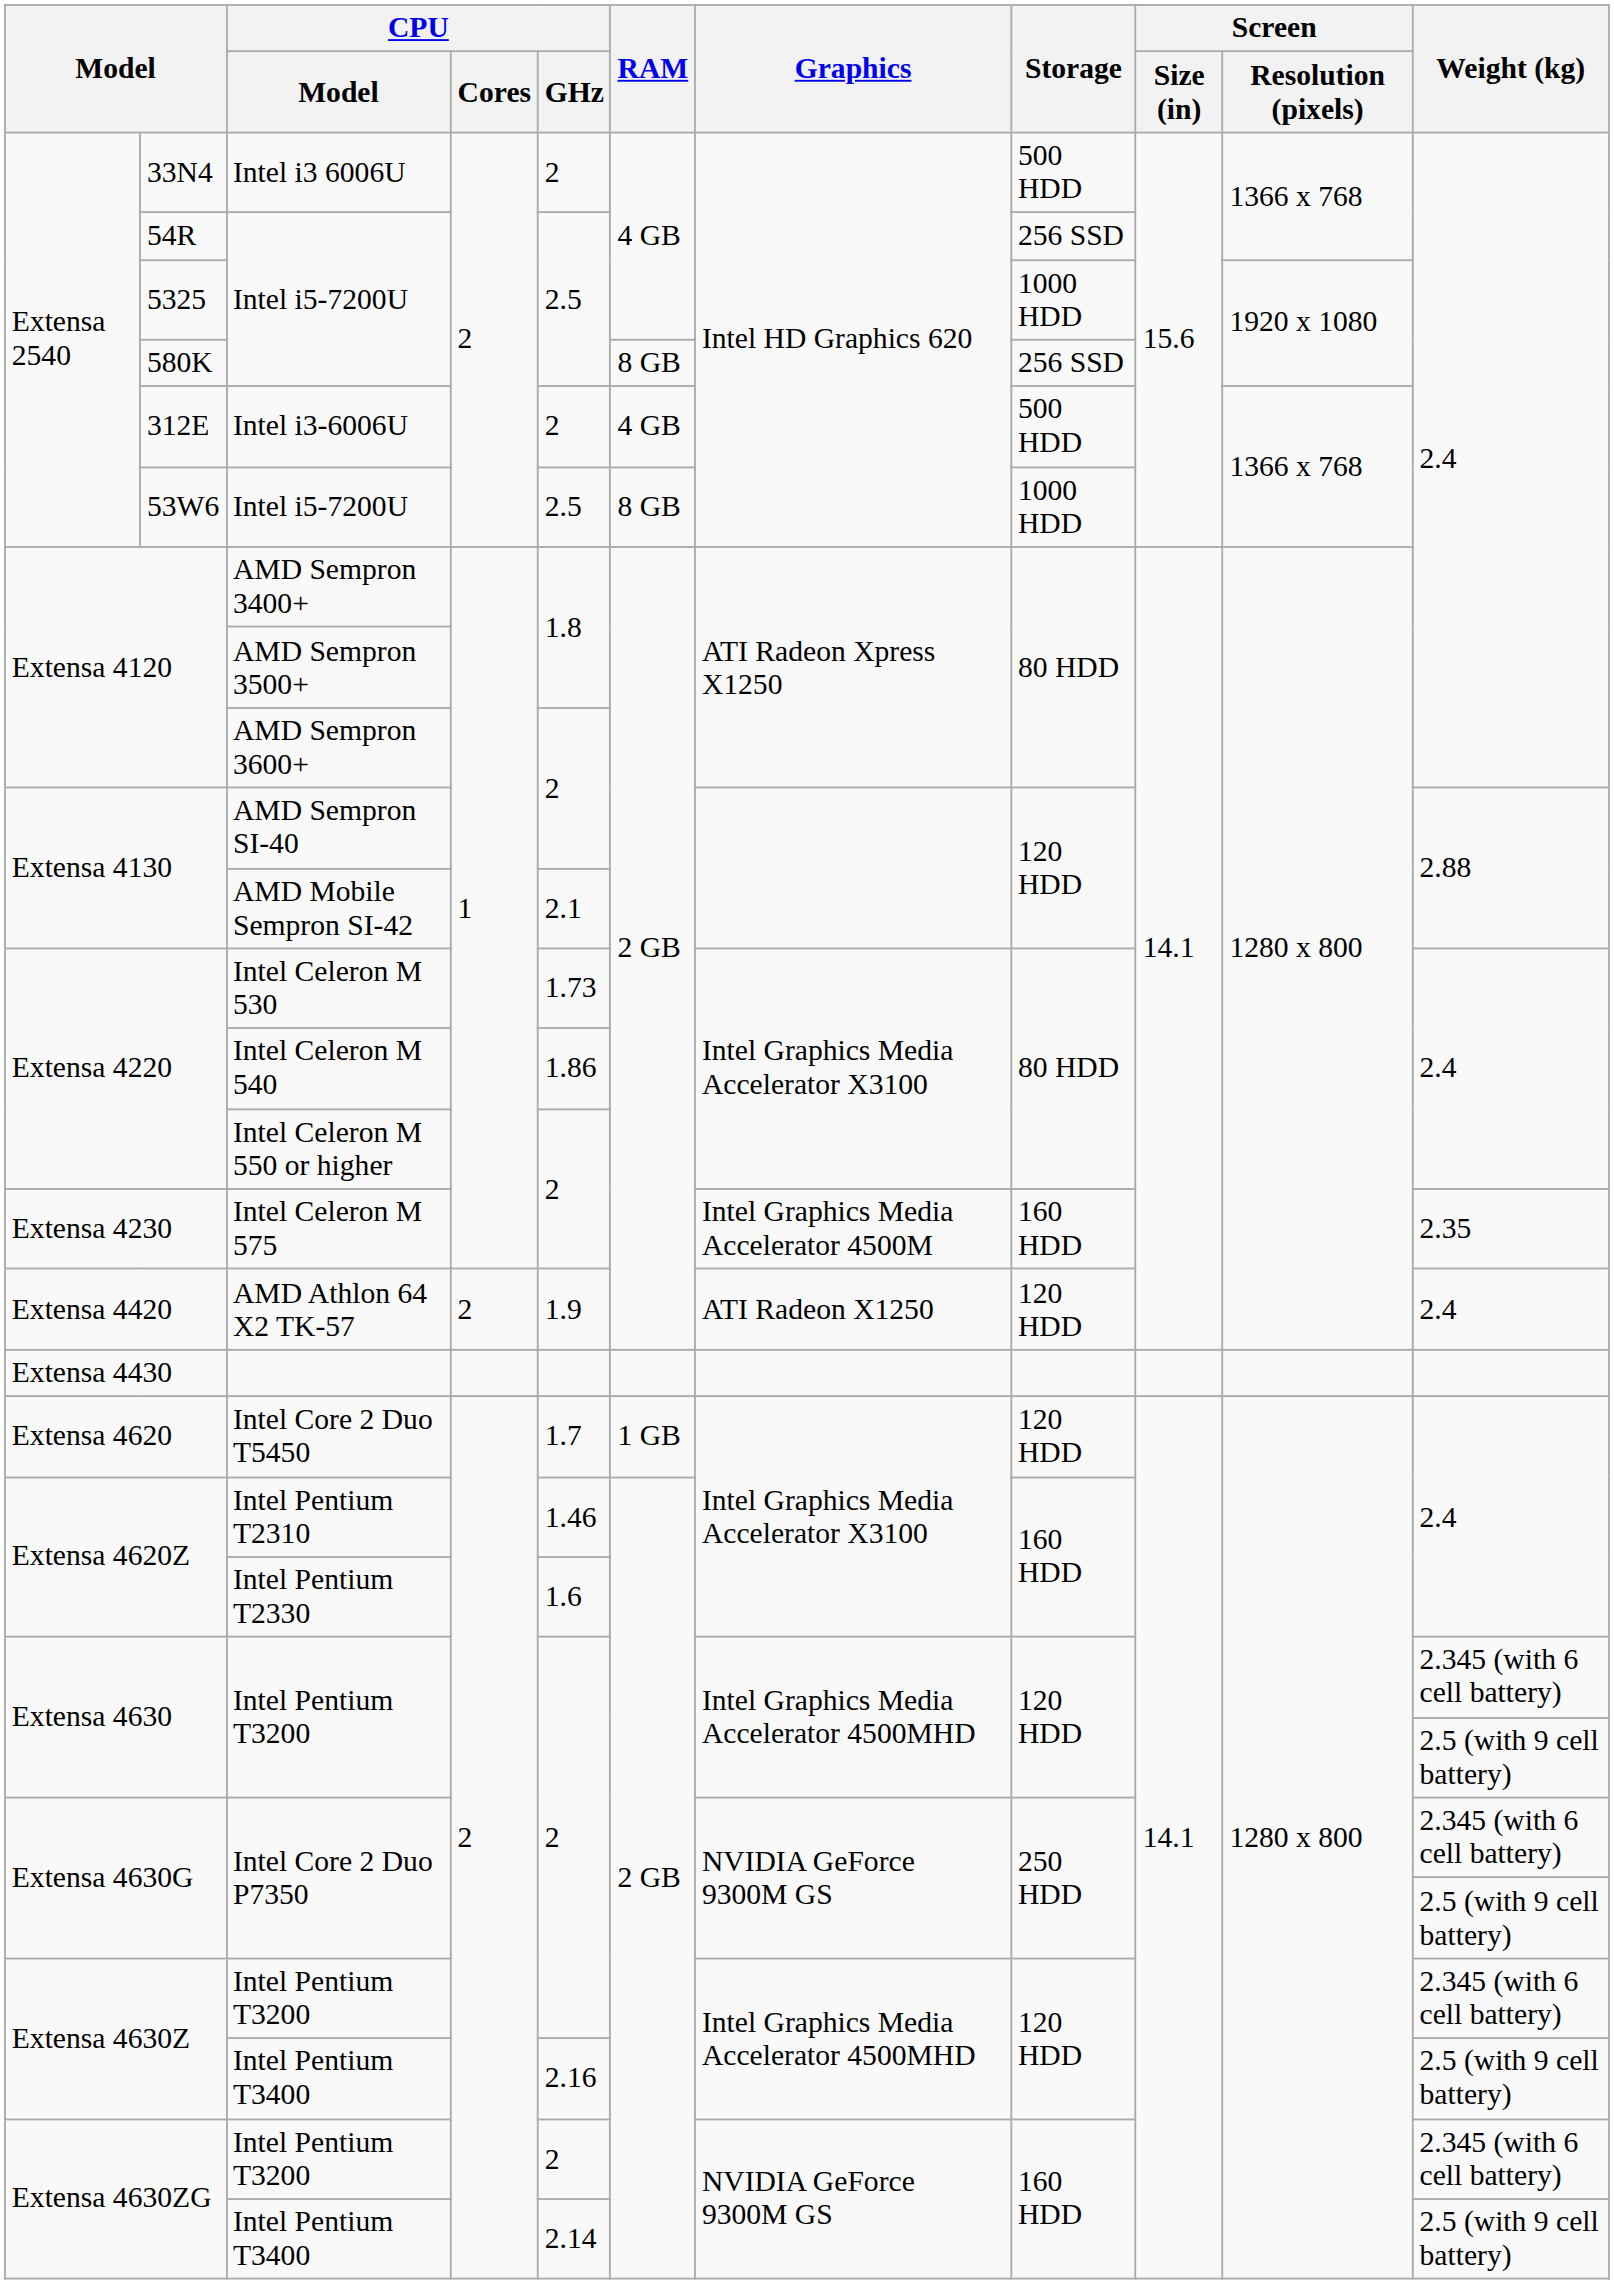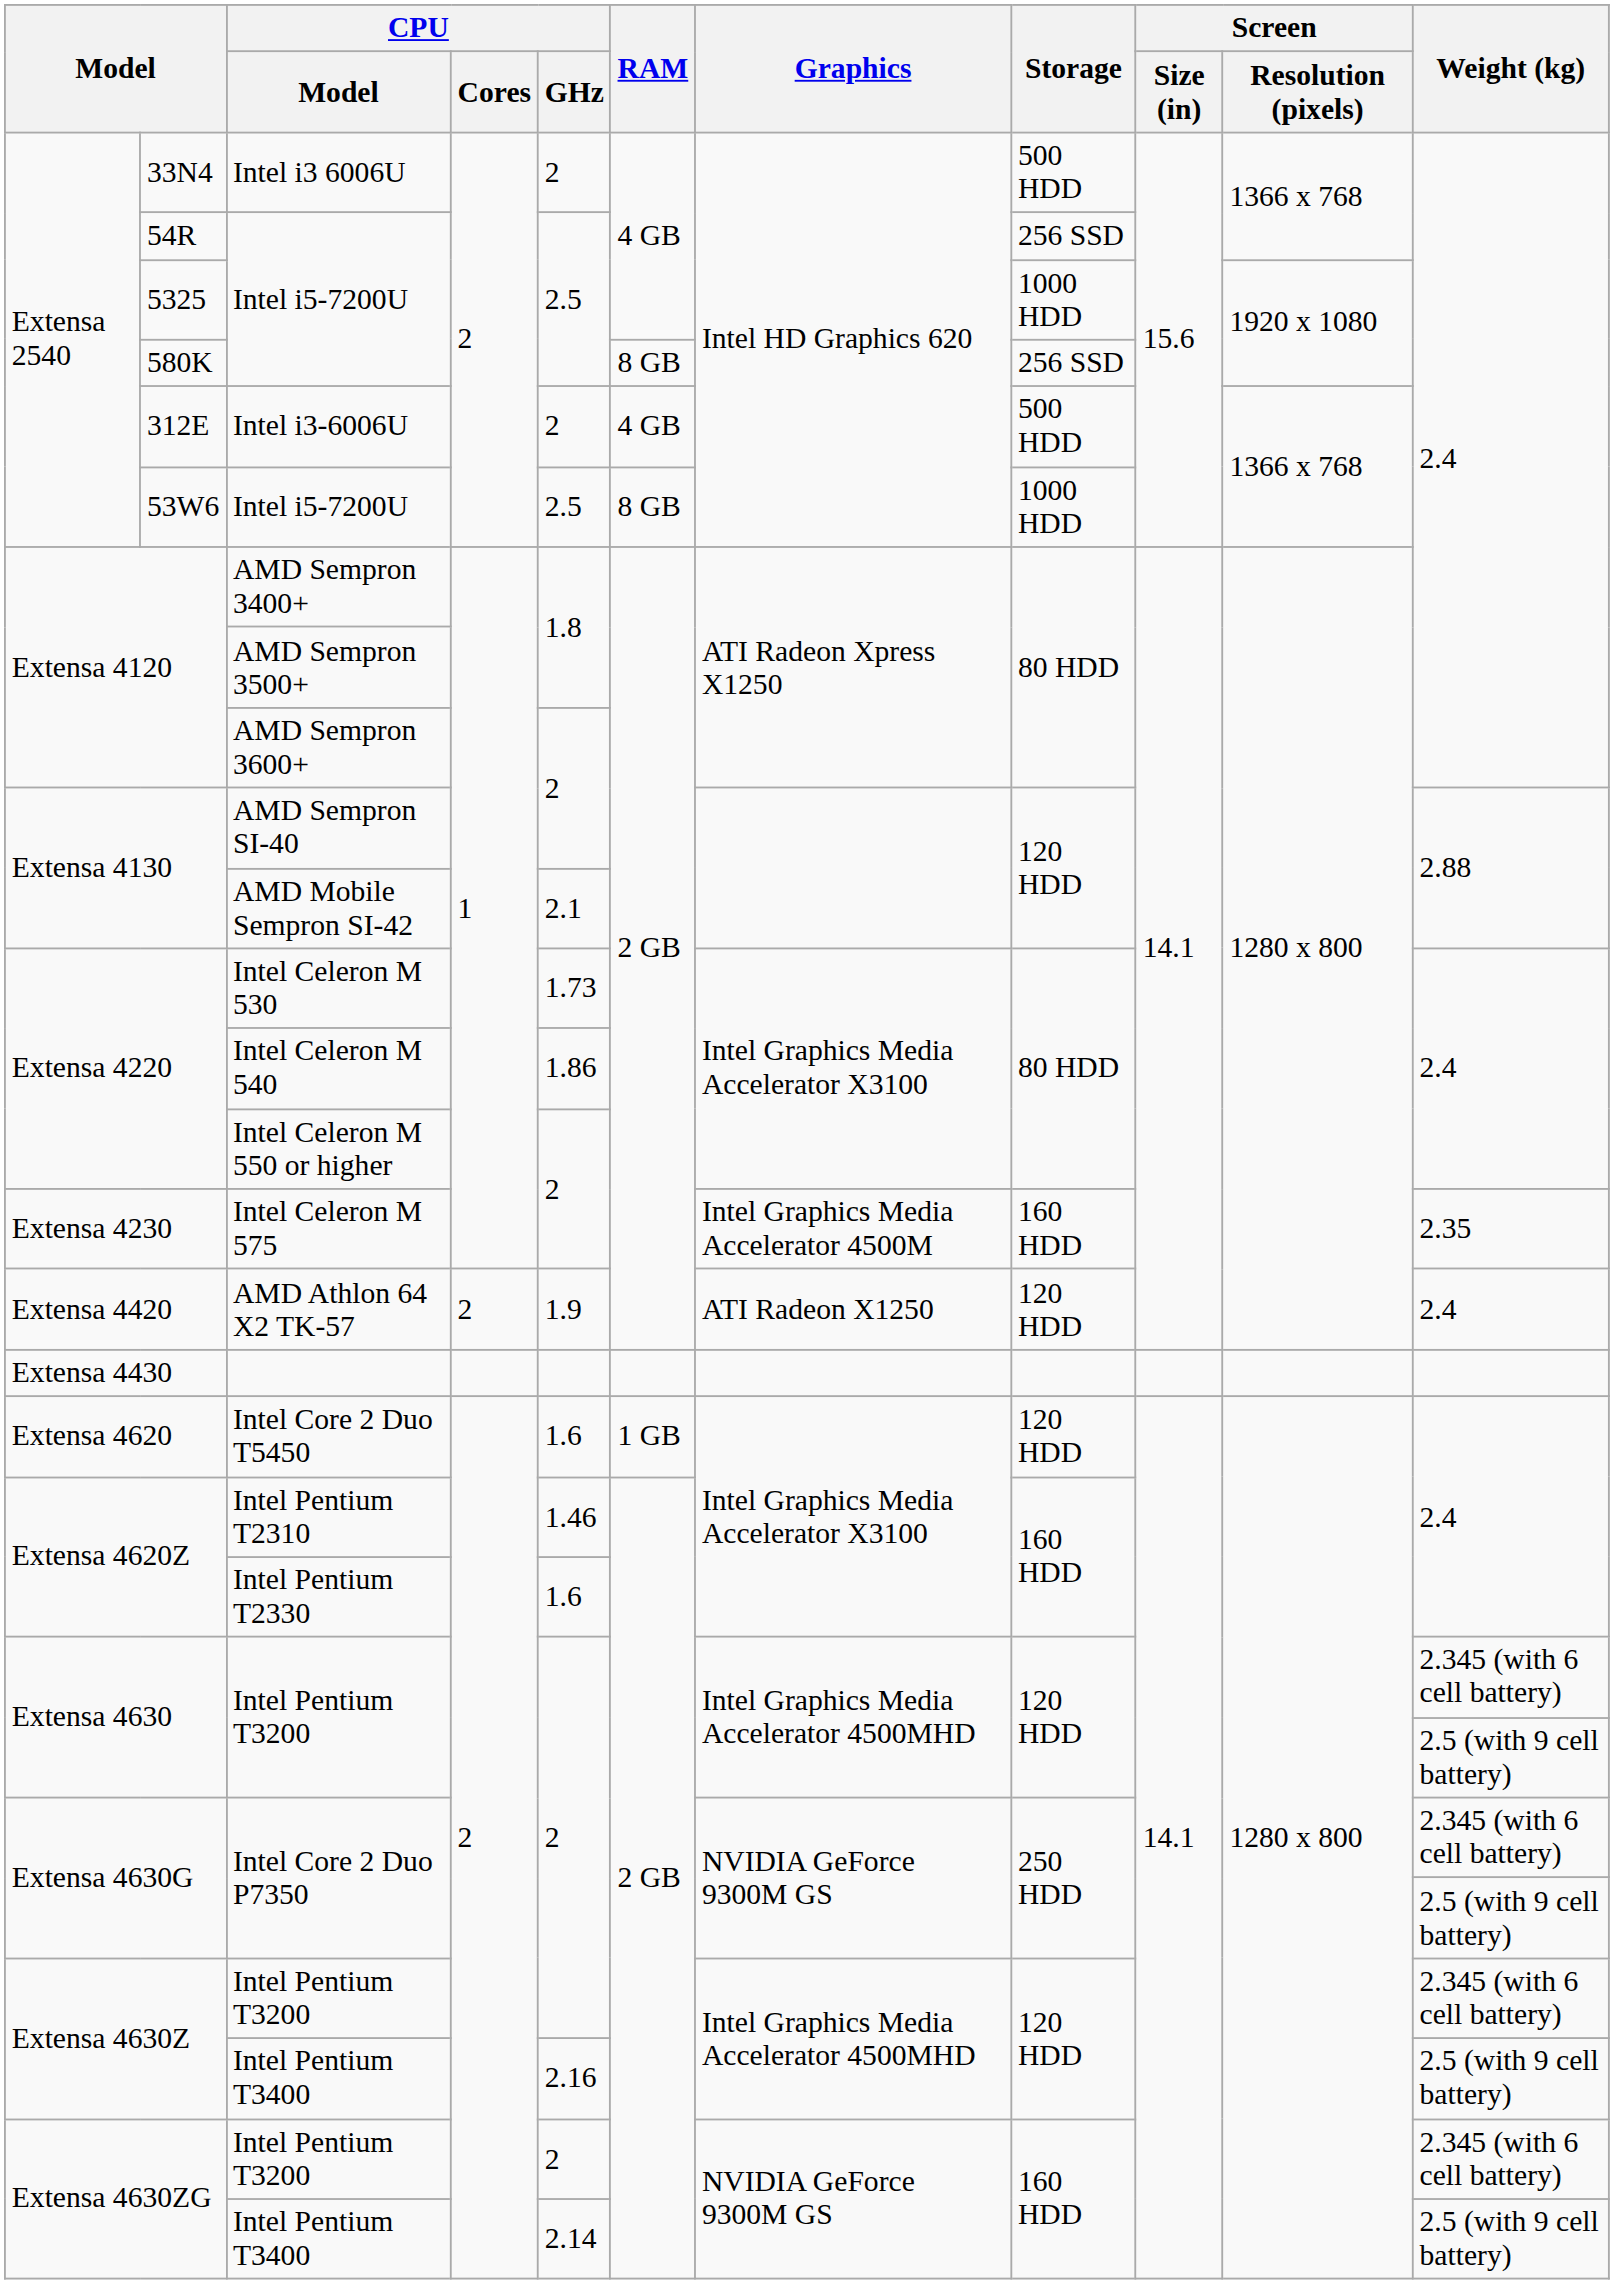(563, 1436) 1.7 -> (563, 1436) 1.6
